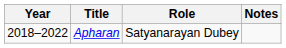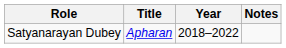columns swapped: (38, 14) <-> (182, 14)
